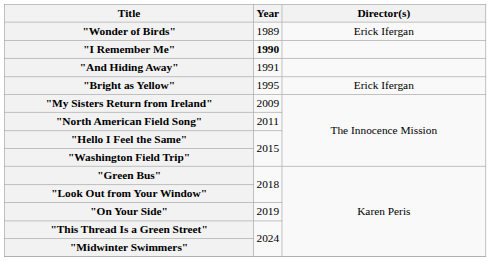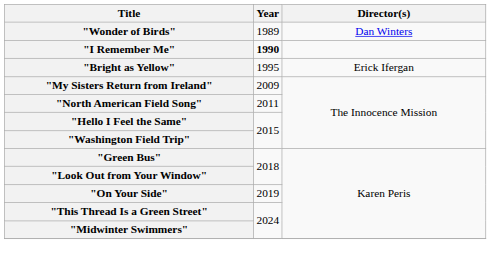(384, 31) Erick Ifergan -> (384, 31) Dan Winters
- row: (129, 67)
